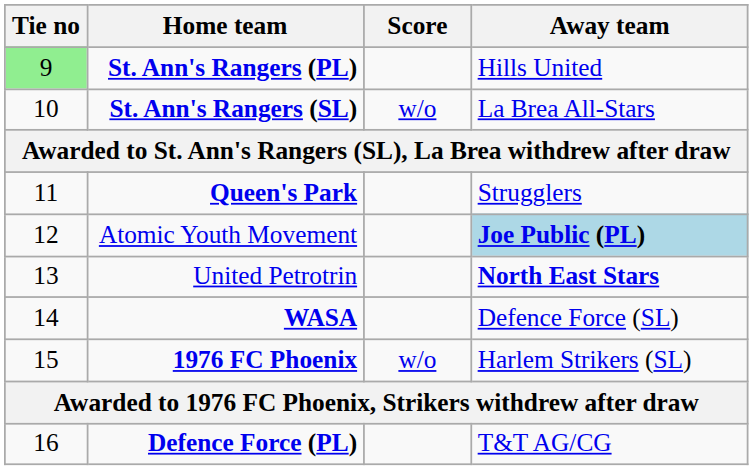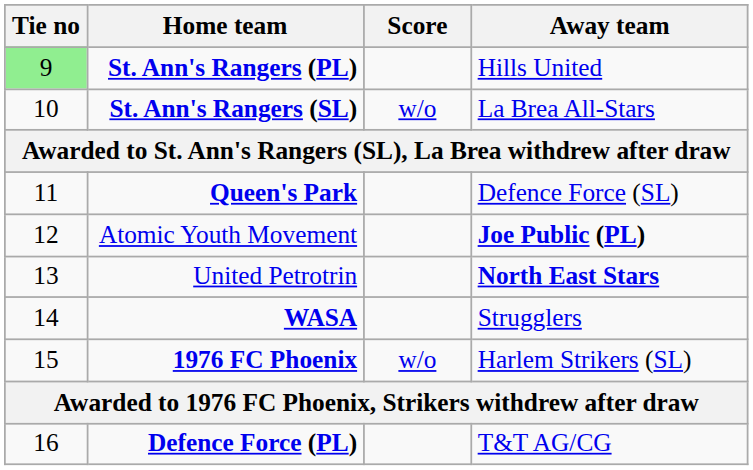(530, 192) Strugglers -> (578, 192) Defence Force (SL)
(561, 234) lightblue background -> (561, 234) no background
(578, 318) Defence Force (SL) -> (530, 318) Strugglers
